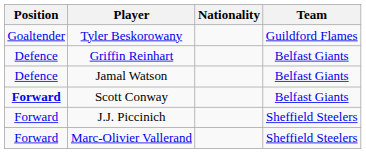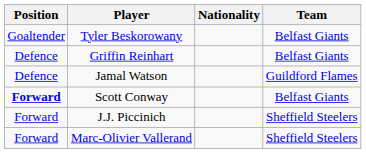(312, 35) Guildford Flames -> (312, 35) Belfast Giants
(312, 76) Belfast Giants -> (312, 76) Guildford Flames
